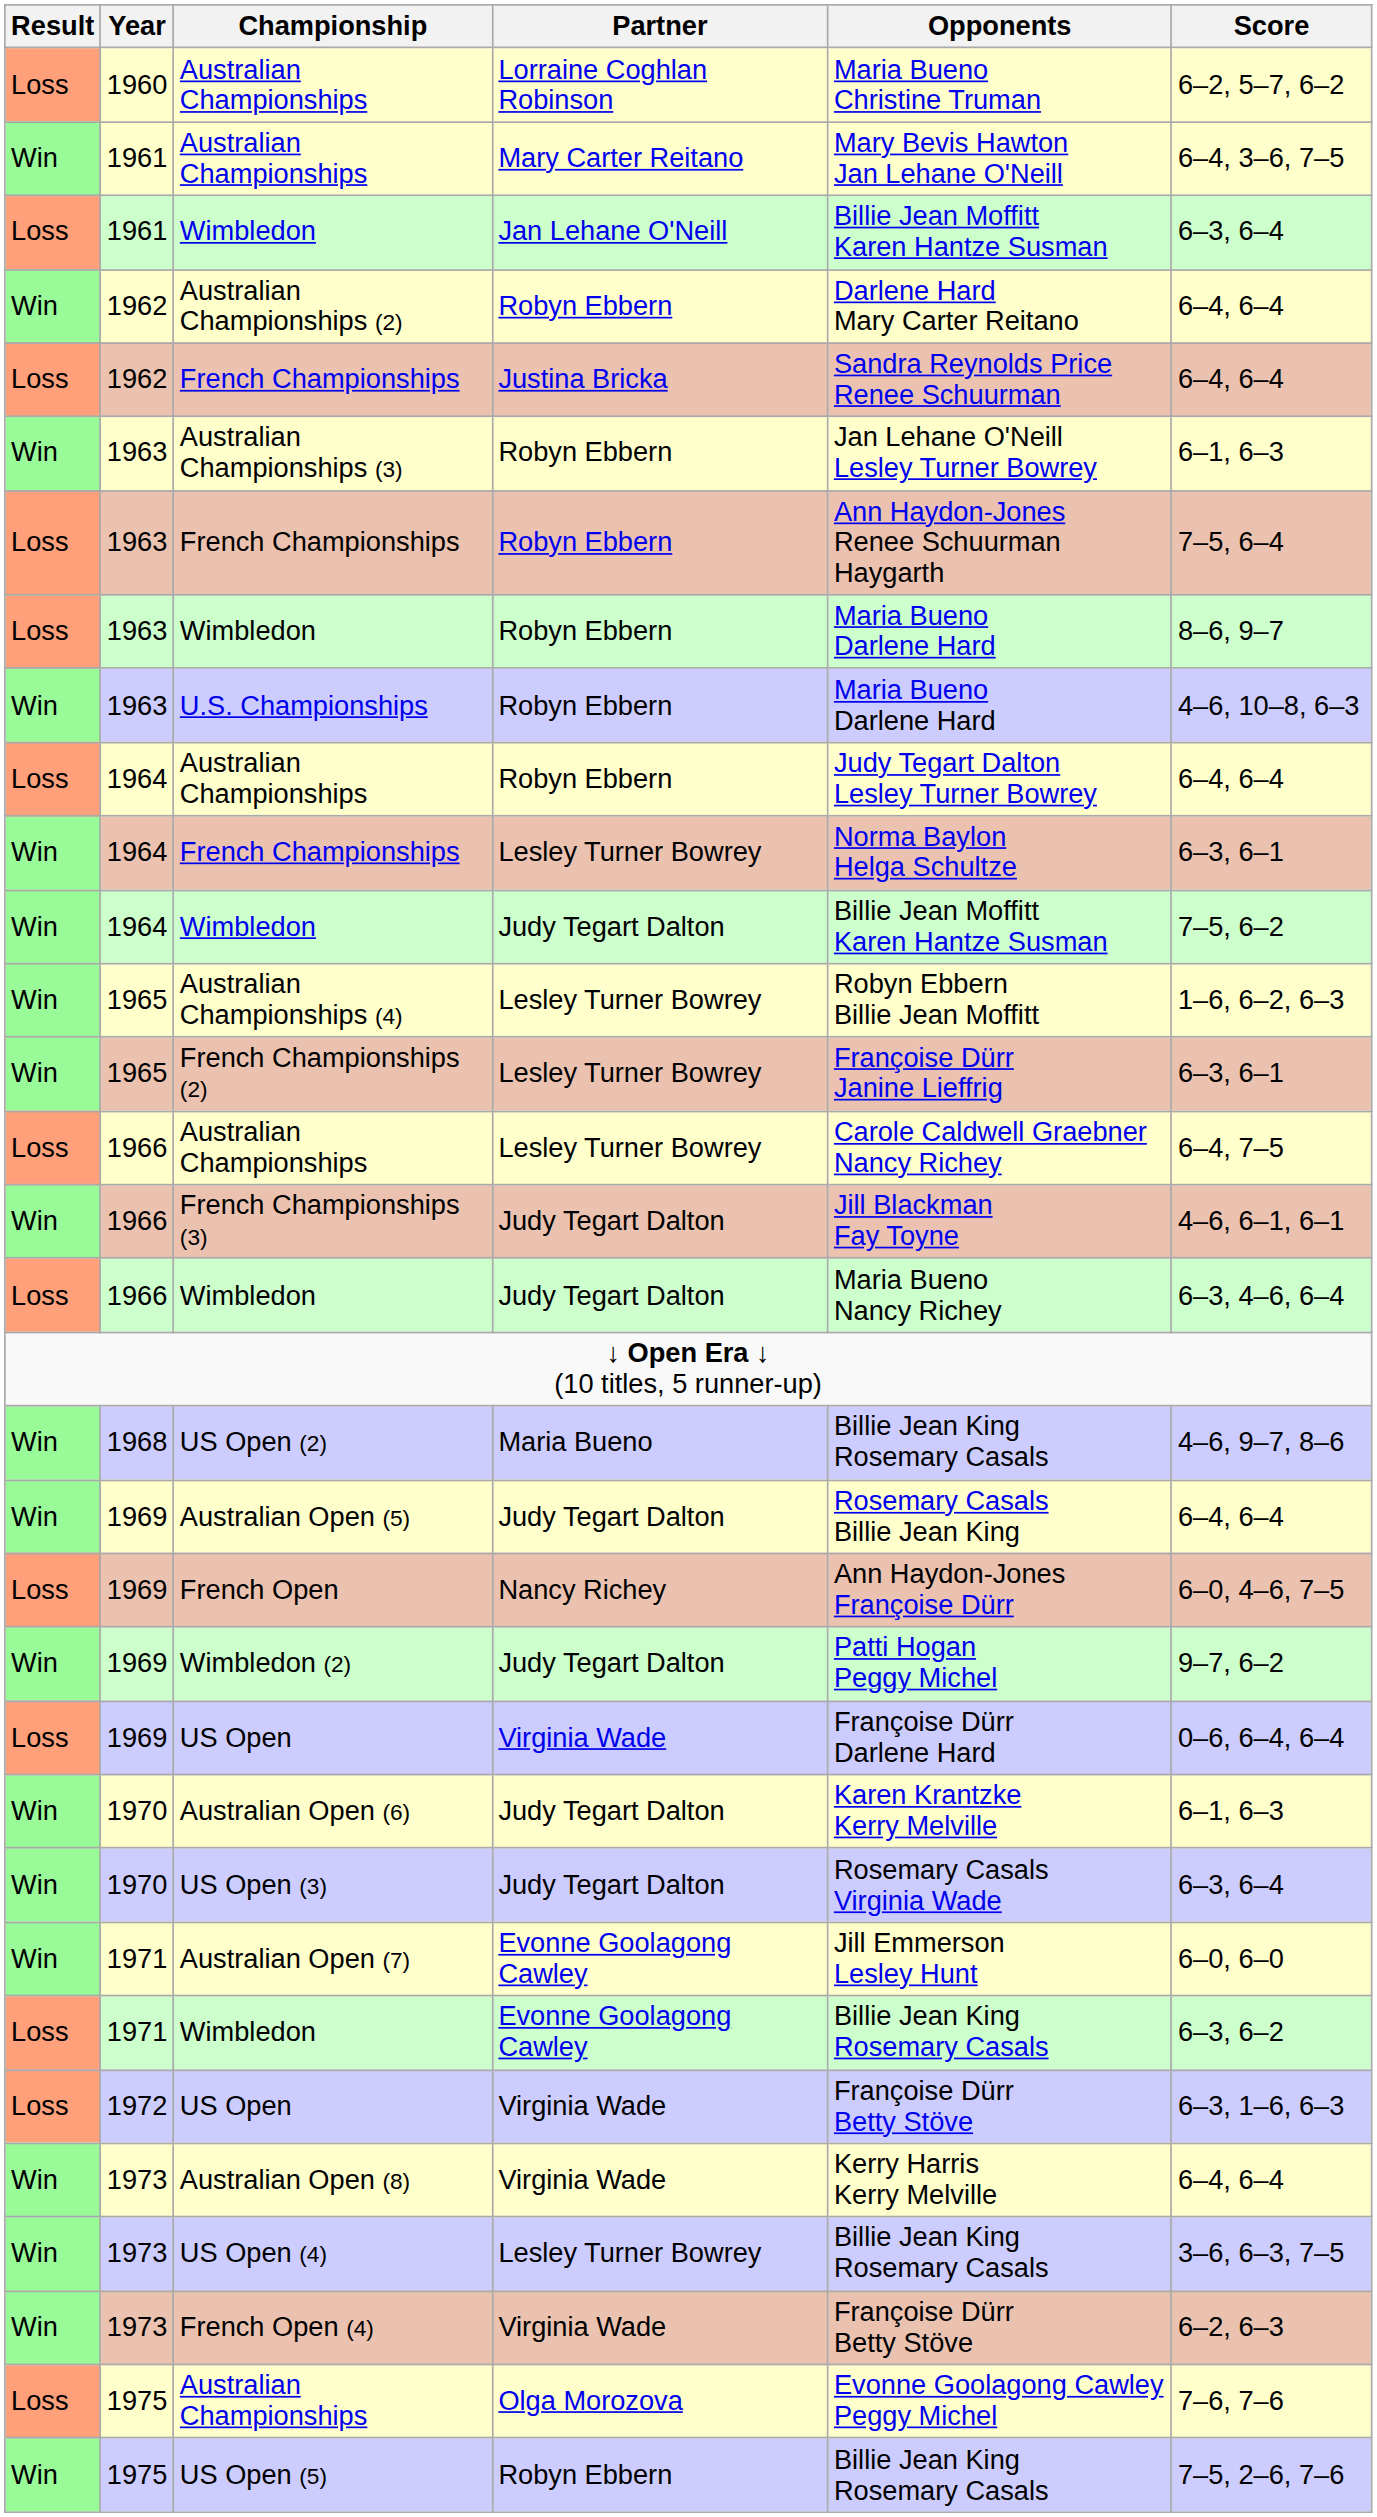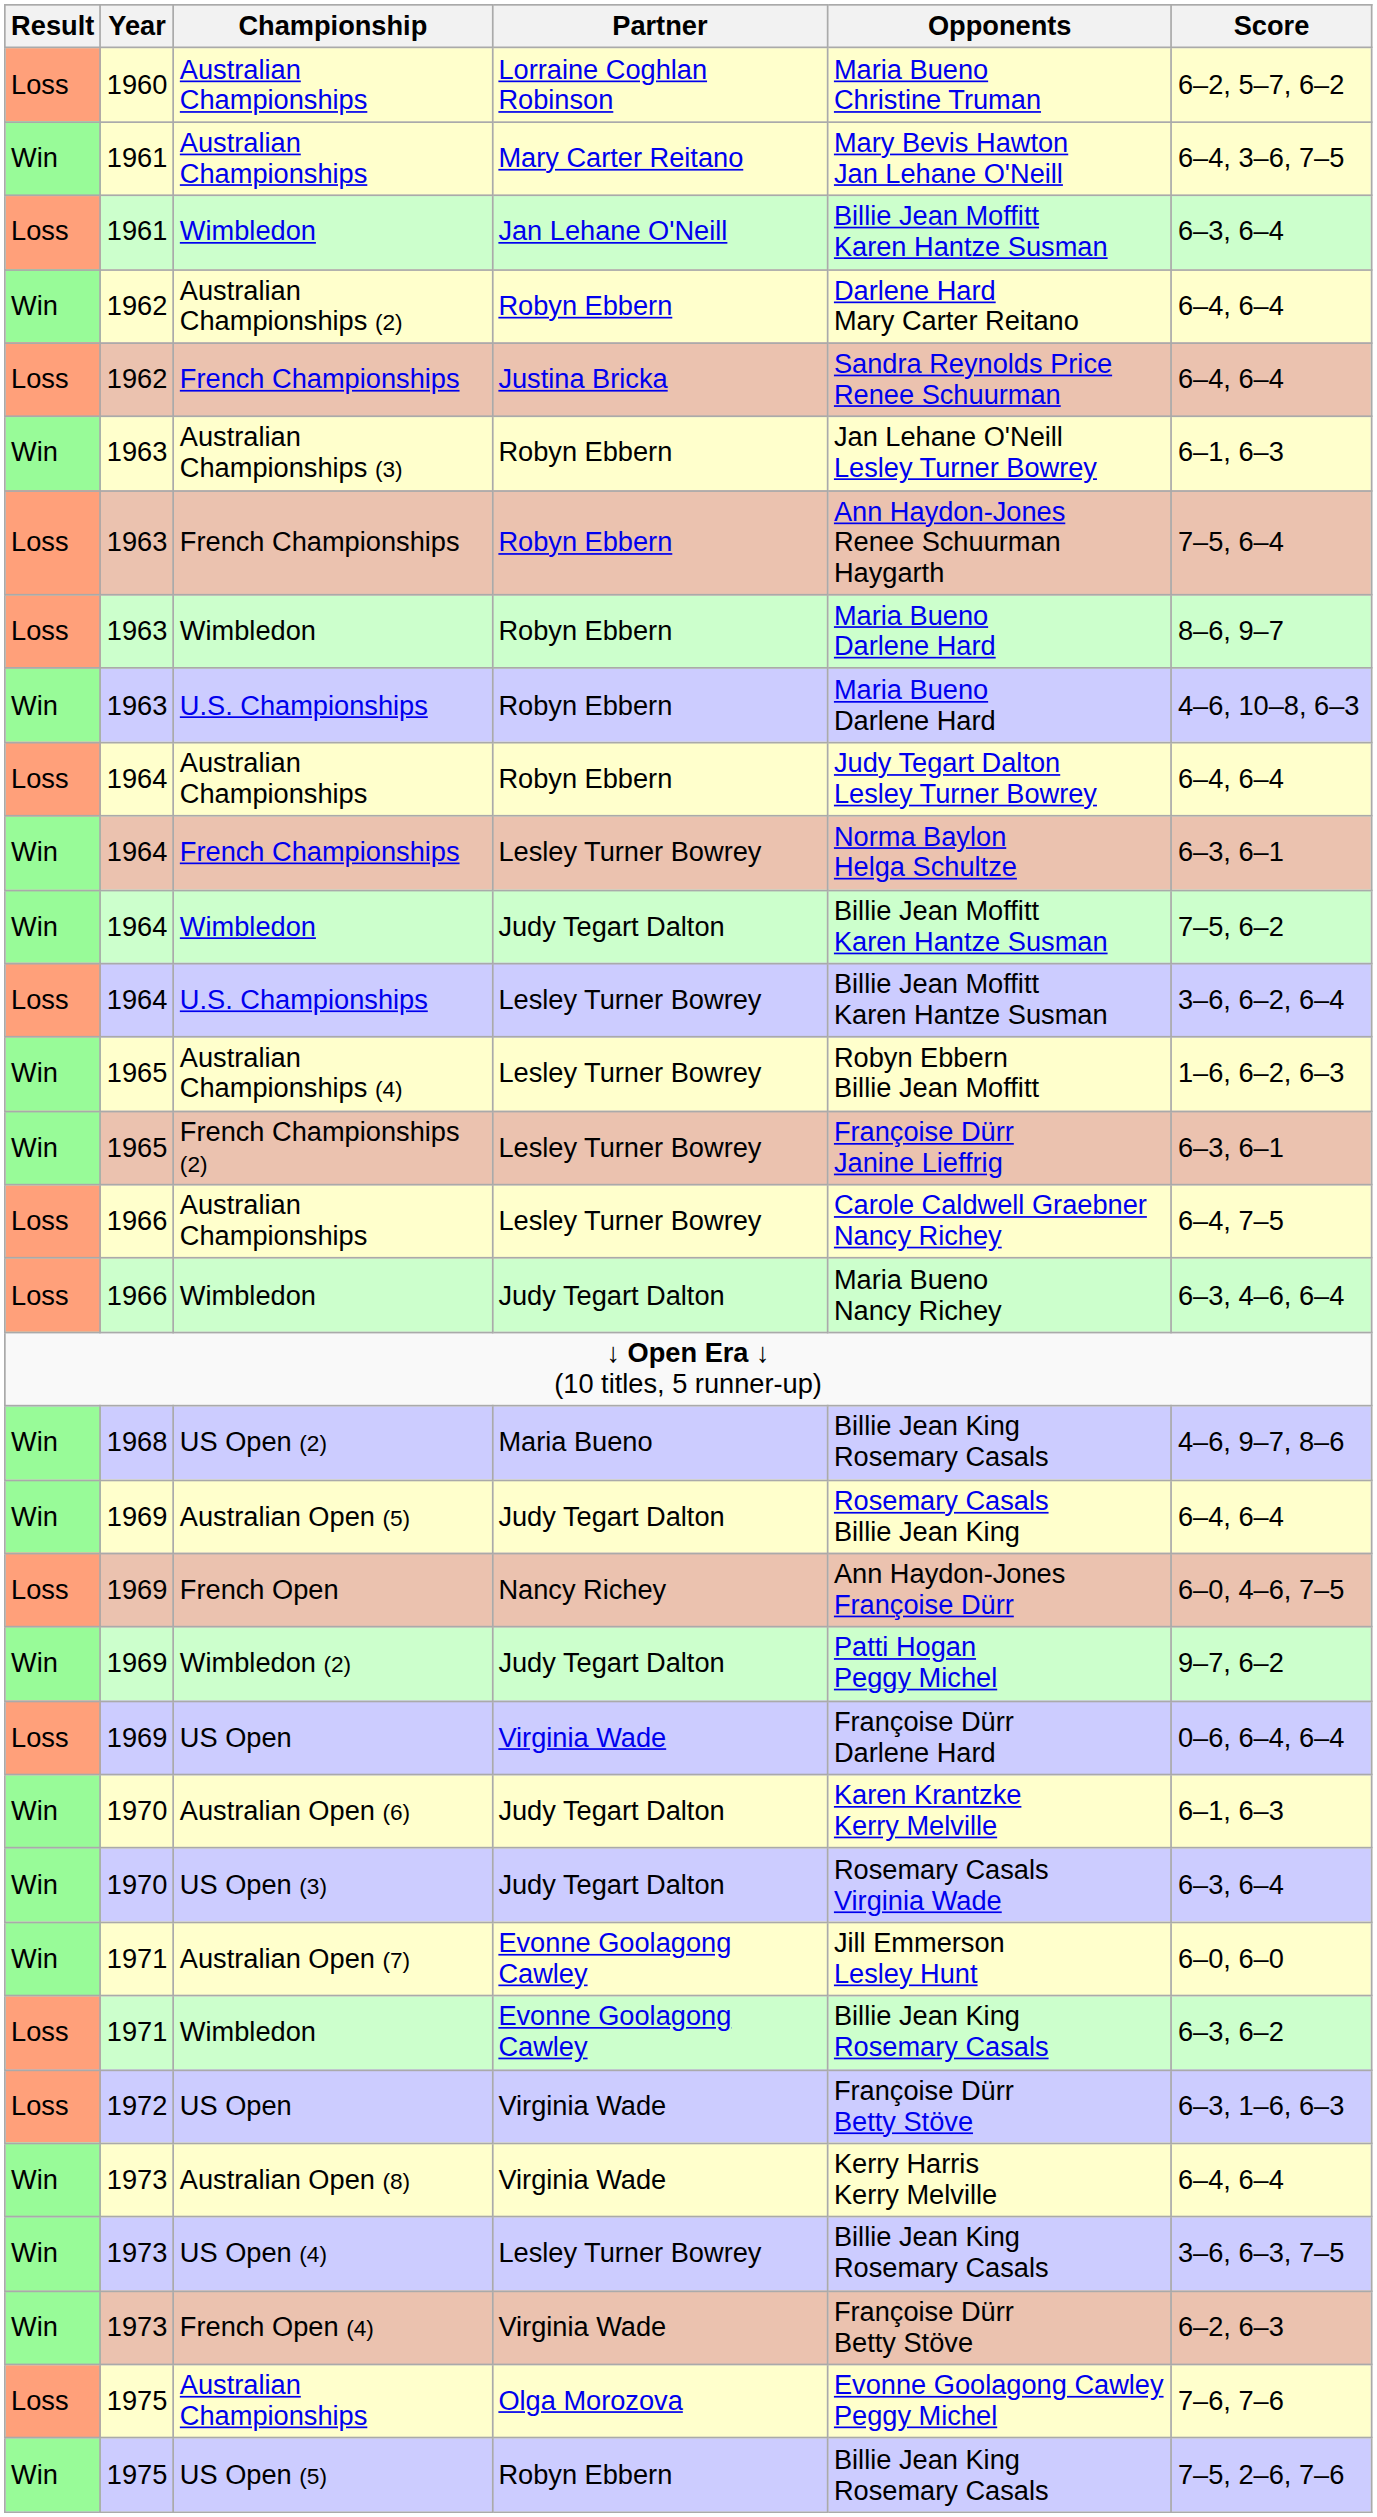+ row: (137, 999)
- row: (137, 1221)
